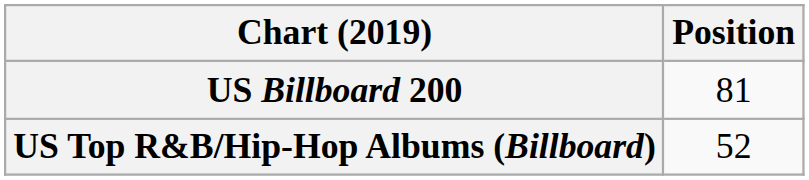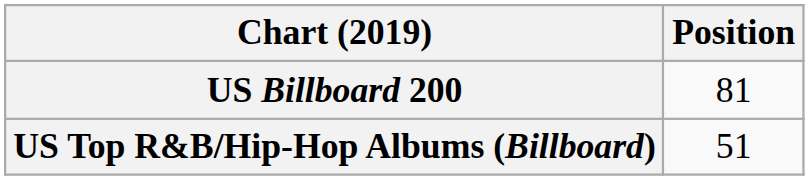(734, 145) 52 -> (734, 145) 51
